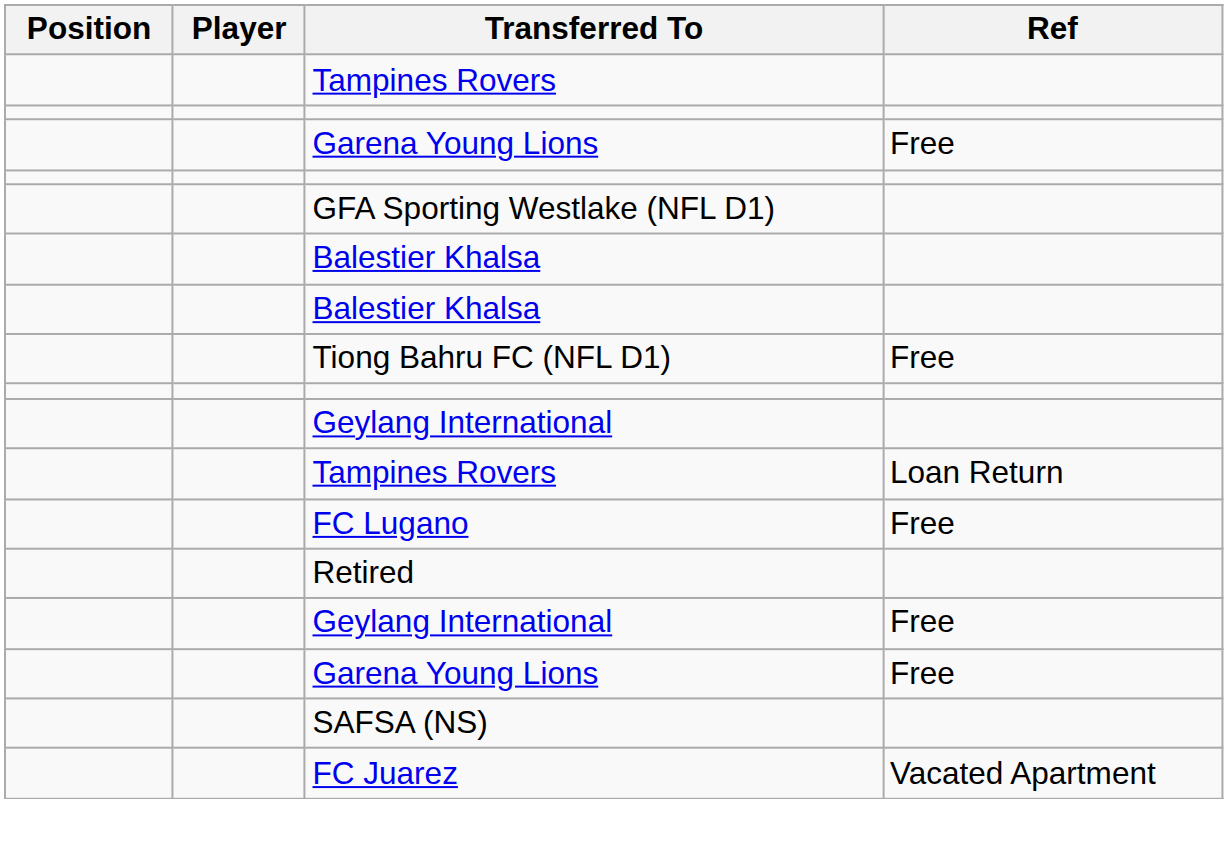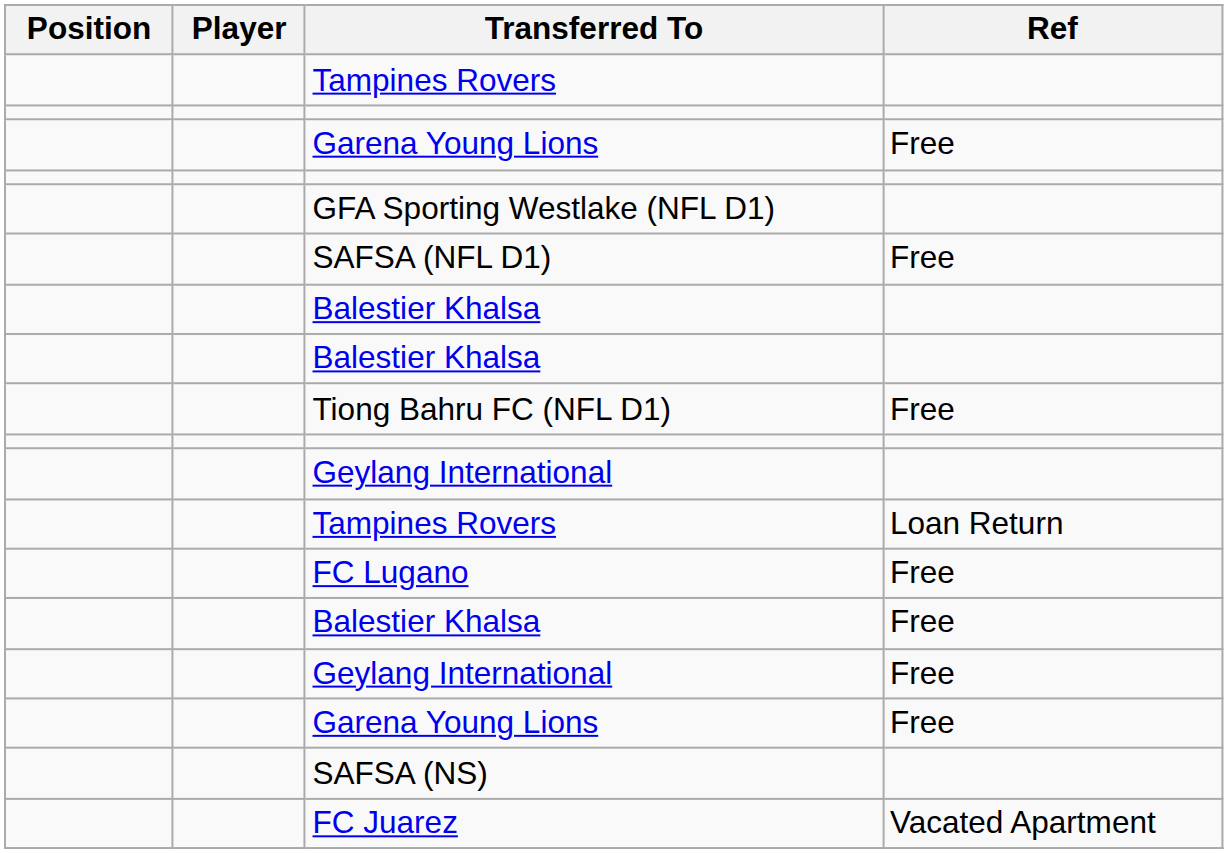+ row: (432, 258)
- row: (363, 572)
+ row: (426, 622)
